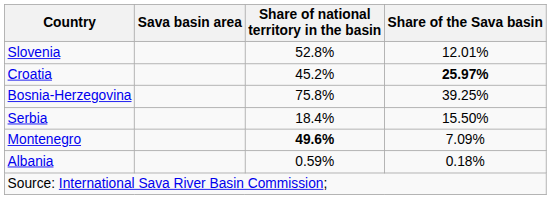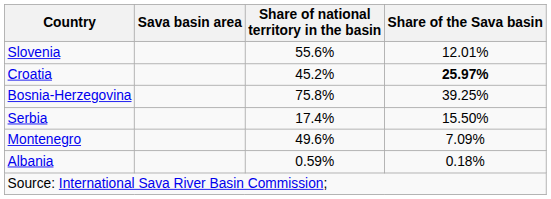(315, 52) 52.8% -> (315, 52) 55.6%
(315, 118) 18.4% -> (315, 118) 17.4%
(315, 140) bold -> (315, 140) normal
